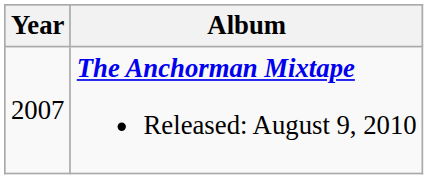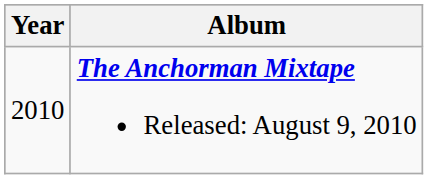(38, 109) 2007 -> (38, 109) 2010
